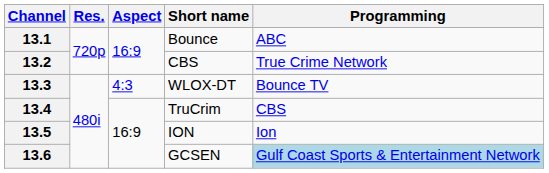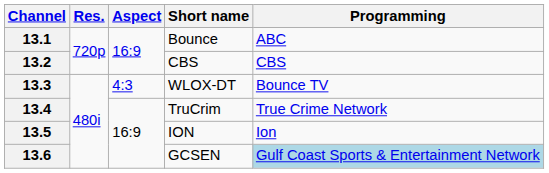(321, 62) True Crime Network -> (271, 62) CBS
(271, 109) CBS -> (321, 109) True Crime Network
